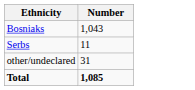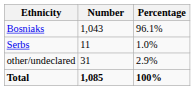+ column: (162, 12)
